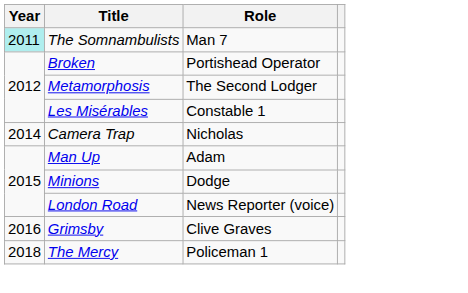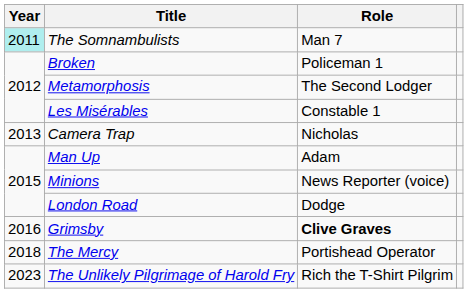(253, 63) Portishead Operator -> (342, 63) Policeman 1
(24, 134) 2014 -> (24, 134) 2013
(208, 181) Dodge -> (375, 181) News Reporter (voice)
(260, 205) News Reporter (voice) -> (323, 205) Dodge
(229, 228) normal -> (346, 228) bold
(227, 252) Policeman 1 -> (368, 252) Portishead Operator
+ row: (171, 275)
